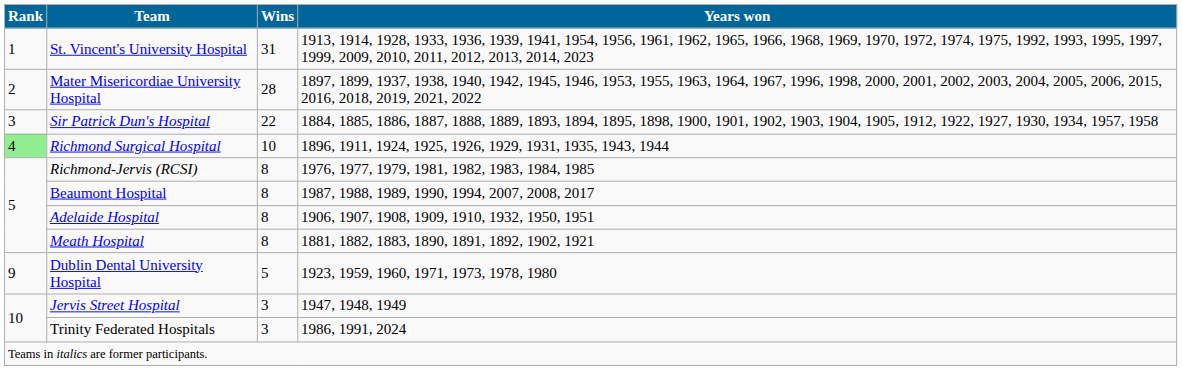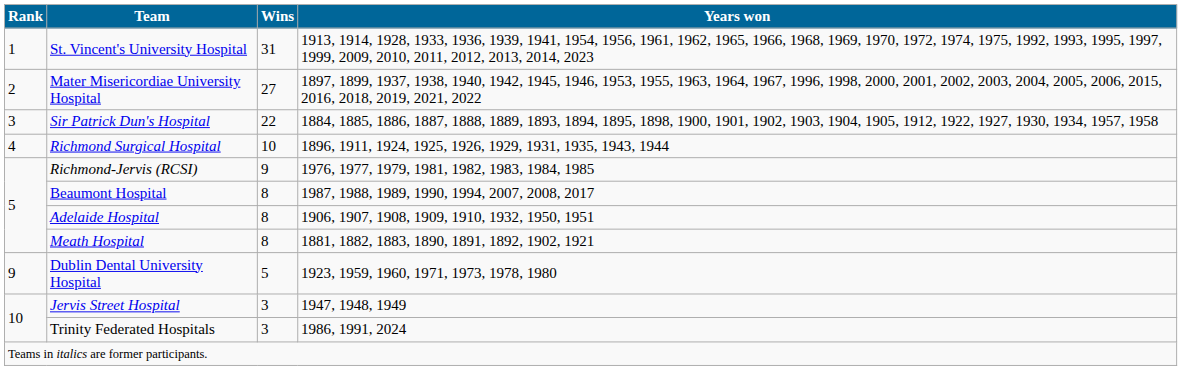(268, 89) 28 -> (268, 89) 27
(12, 145) lightgreen background -> (12, 145) no background
(265, 169) 8 -> (265, 169) 9
